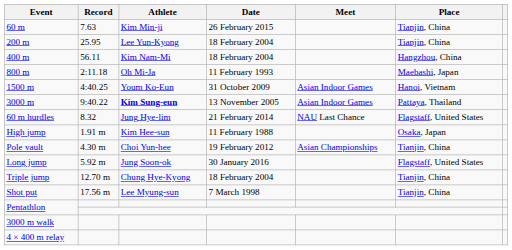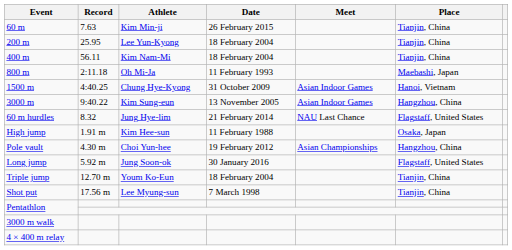(430, 57) Hangzhou, China -> (424, 57) Tianjin, China
(147, 87) Youm Ko-Eun -> (156, 87) Chung Hye-Kyong
(149, 102) bold -> (147, 102) normal
(430, 102) Pattaya, Thailand -> (430, 102) Hangzhou, China
(424, 147) Tianjin, China -> (430, 147) Hangzhou, China
(156, 177) Chung Hye-Kyong -> (147, 177) Youm Ko-Eun
